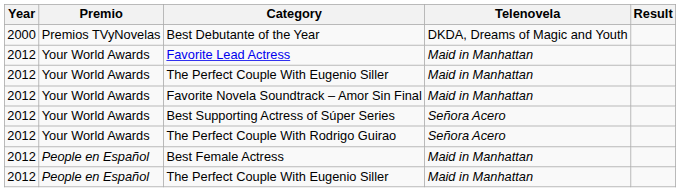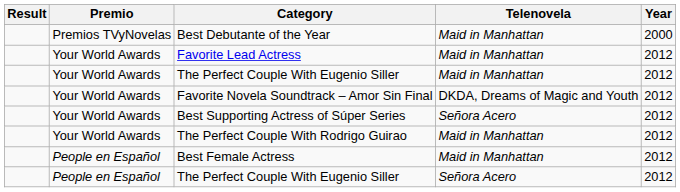columns swapped: (22, 14) <-> (653, 14)
(528, 34) DKDA, Dreams of Magic and Youth -> (491, 34) Maid in Manhattan
(480, 95) Maid in Manhattan -> (538, 95) DKDA, Dreams of Magic and Youth
(467, 136) Señora Acero -> (491, 136) Maid in Manhattan
(480, 177) Maid in Manhattan -> (477, 177) Señora Acero
